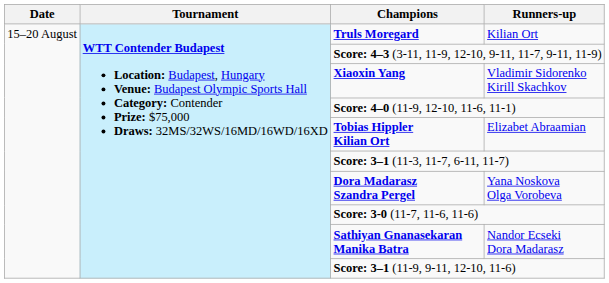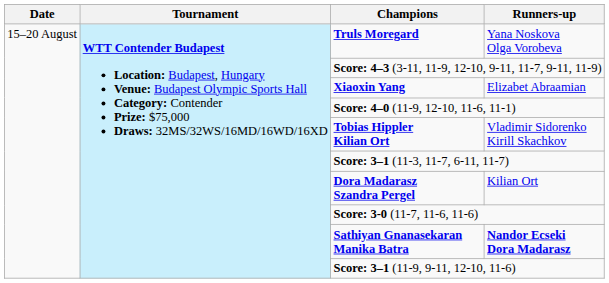(513, 34) Kilian Ort -> (524, 41) Yana Noskova Olga Vorobeva
(537, 80) Vladimir Sidorenko Kirill Skachkov -> (536, 87) Elizabet Abraamian
(536, 127) Elizabet Abraamian -> (537, 134) Vladimir Sidorenko Kirill Skachkov
(524, 188) Yana Noskova Olga Vorobeva -> (513, 181) Kilian Ort
(525, 241) normal -> (529, 241) bold
